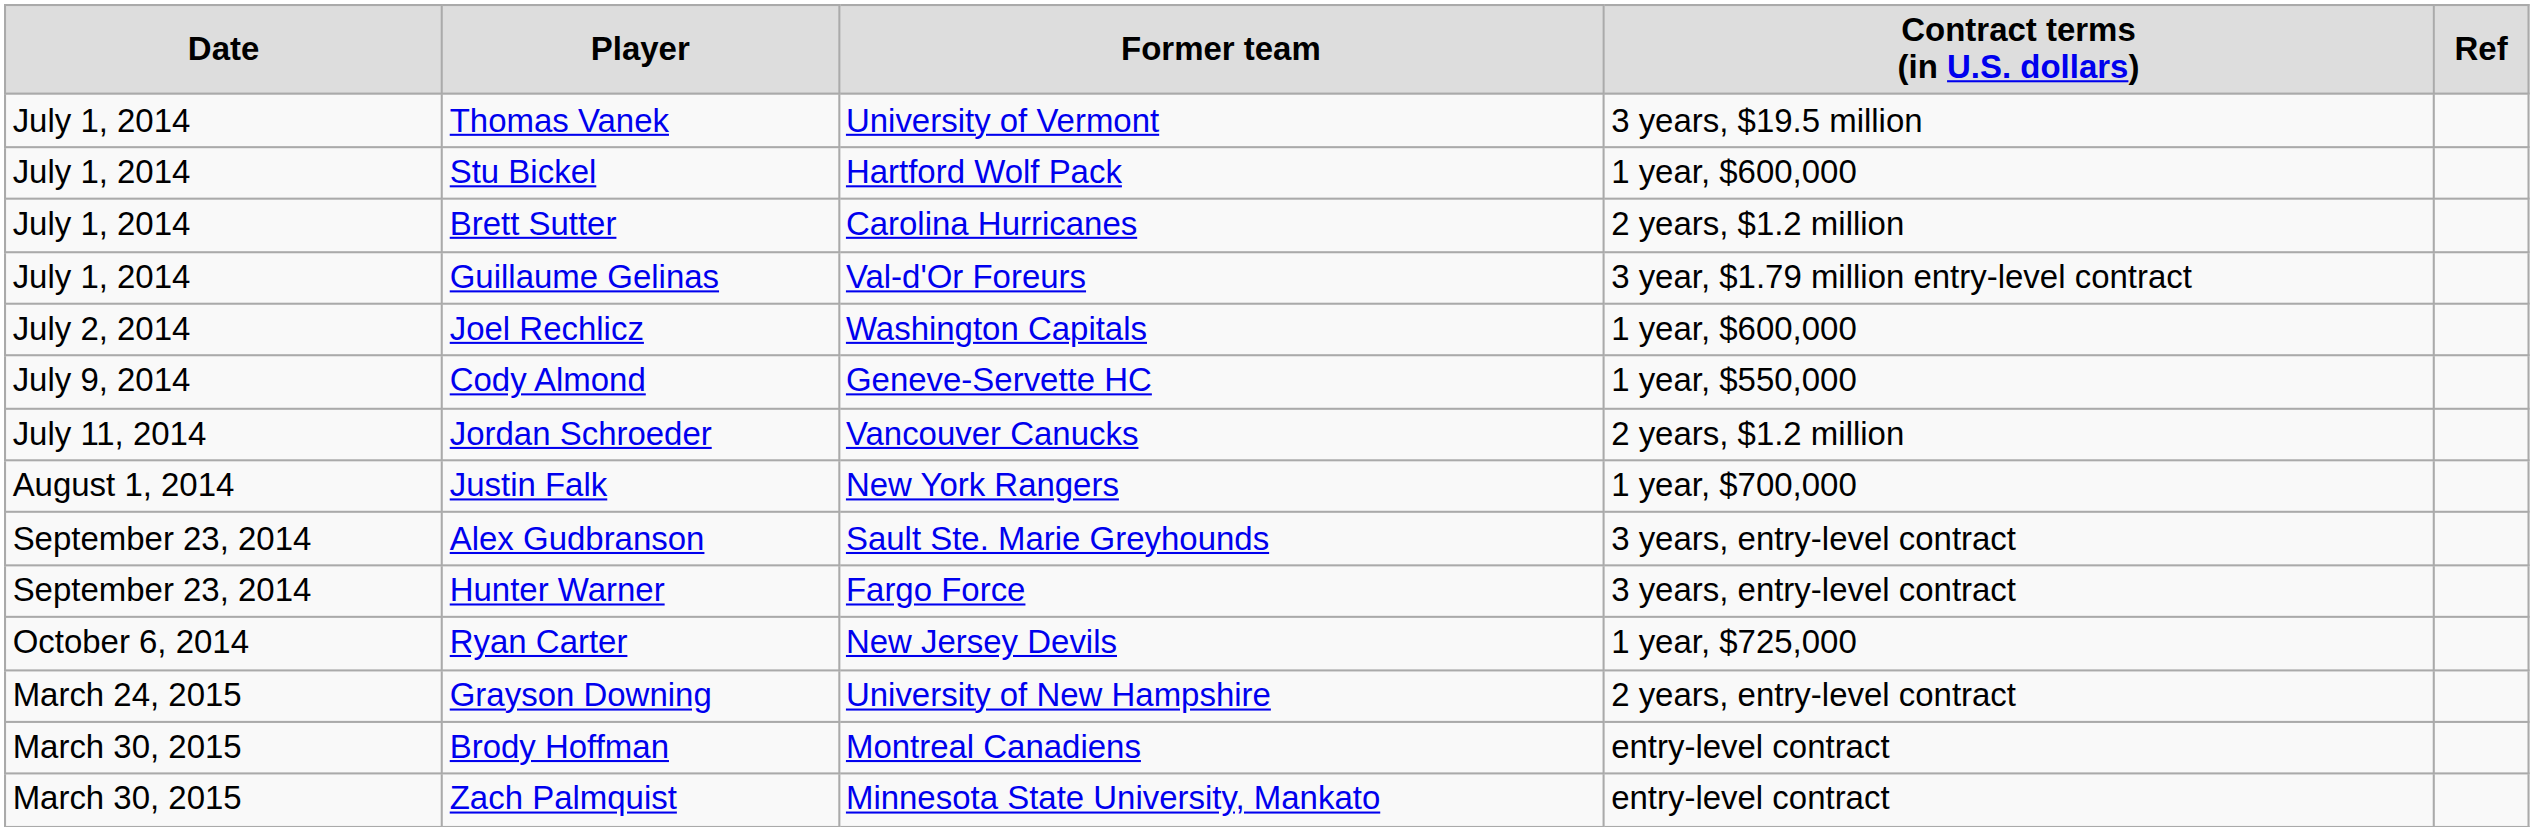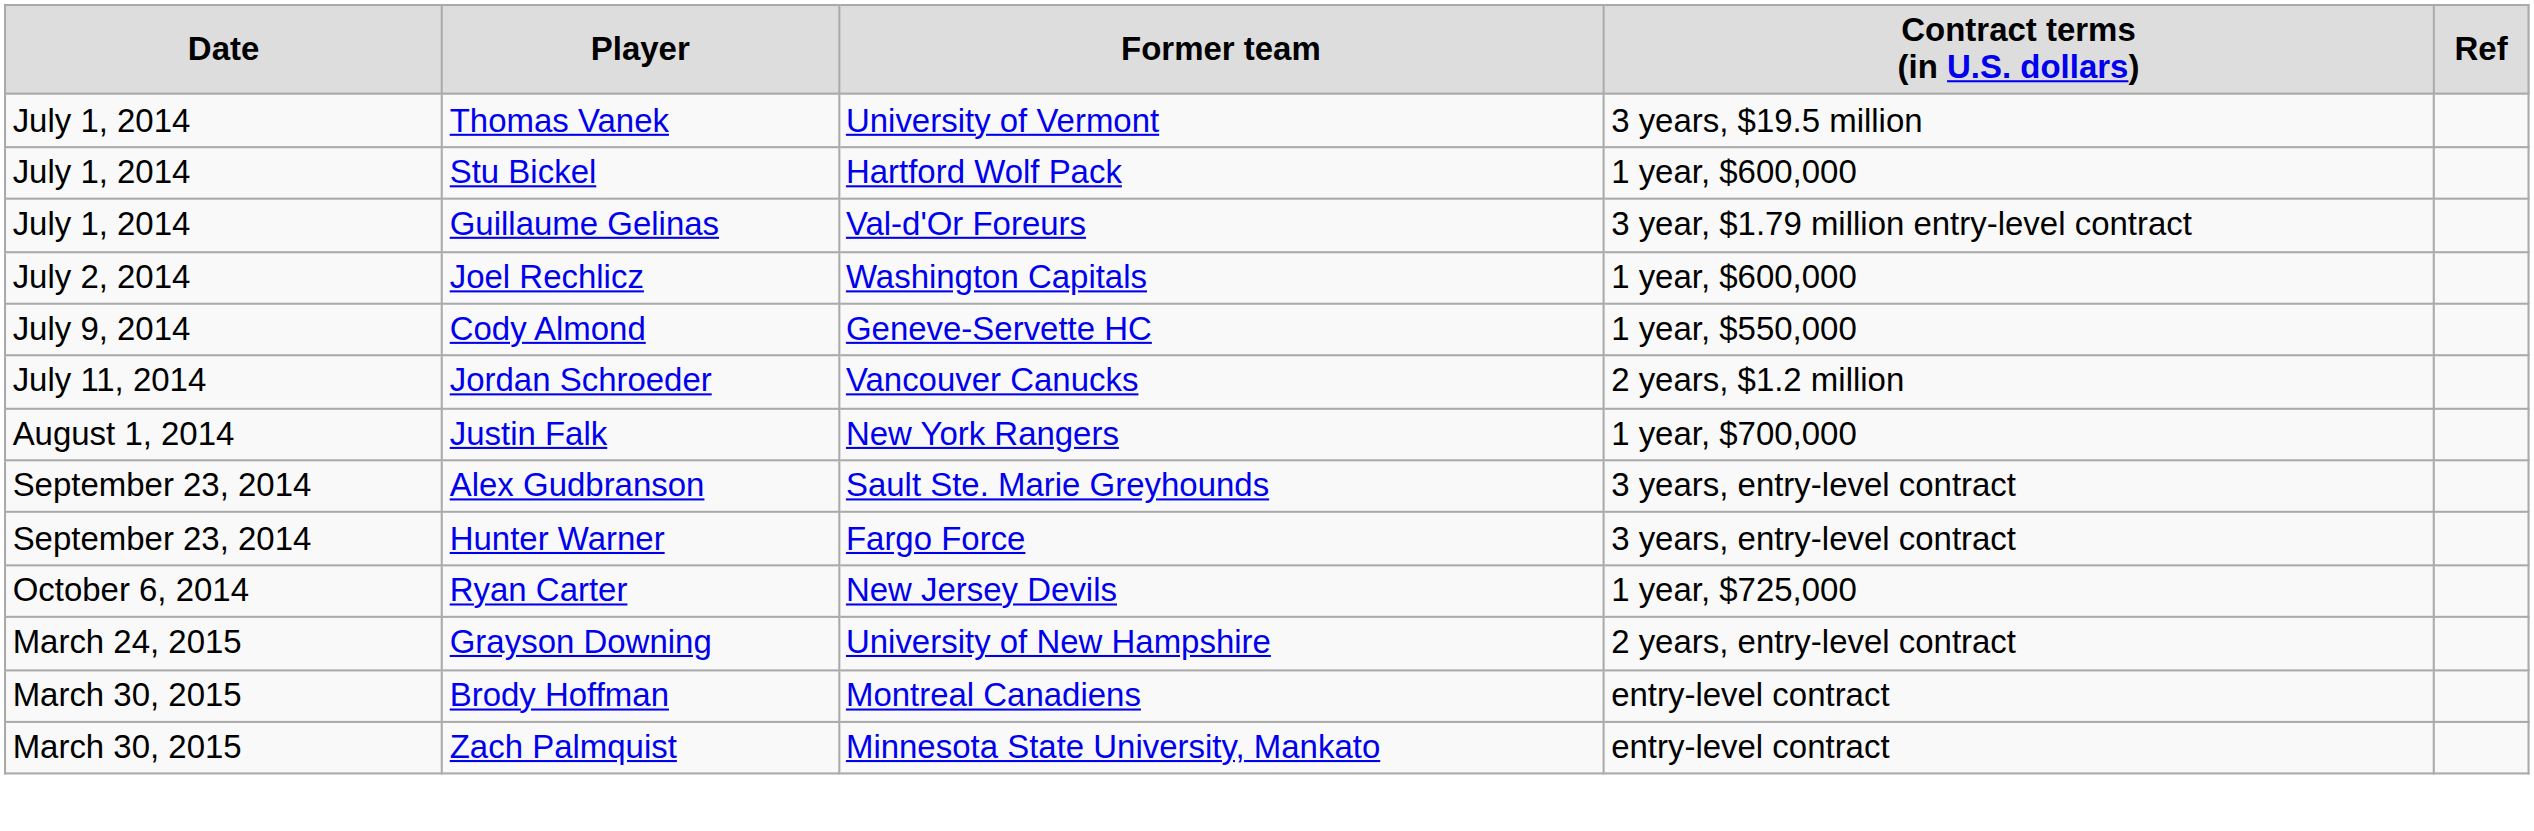- row: (533, 224)
